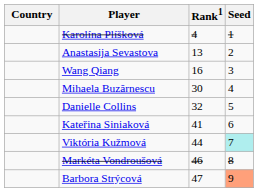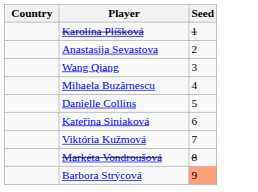- column: (207, 15)
(231, 142) paleturquoise background -> (194, 139) no background
